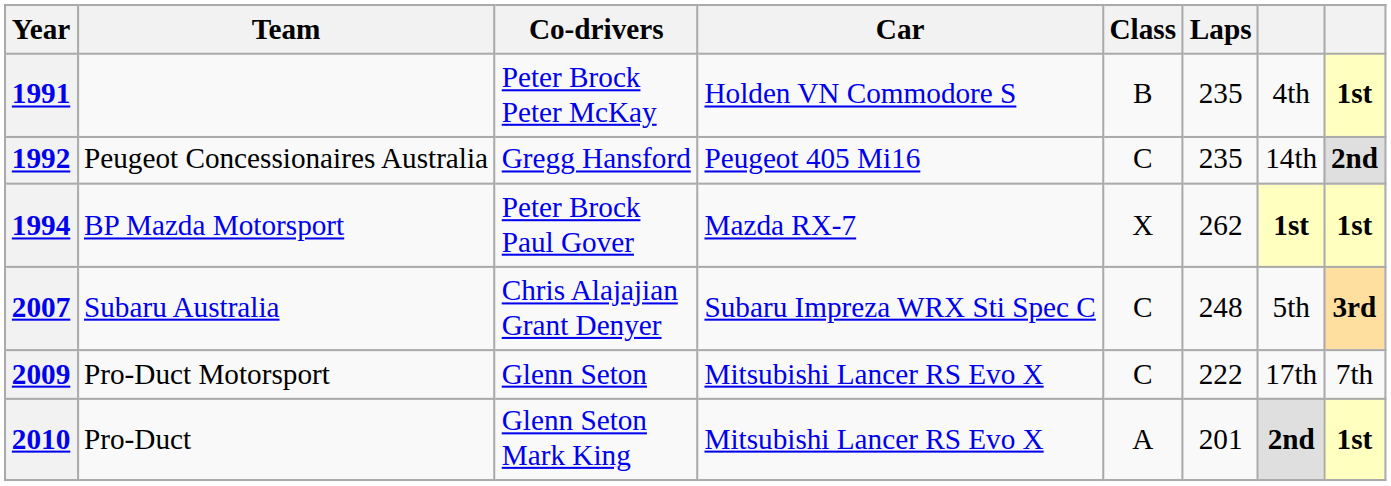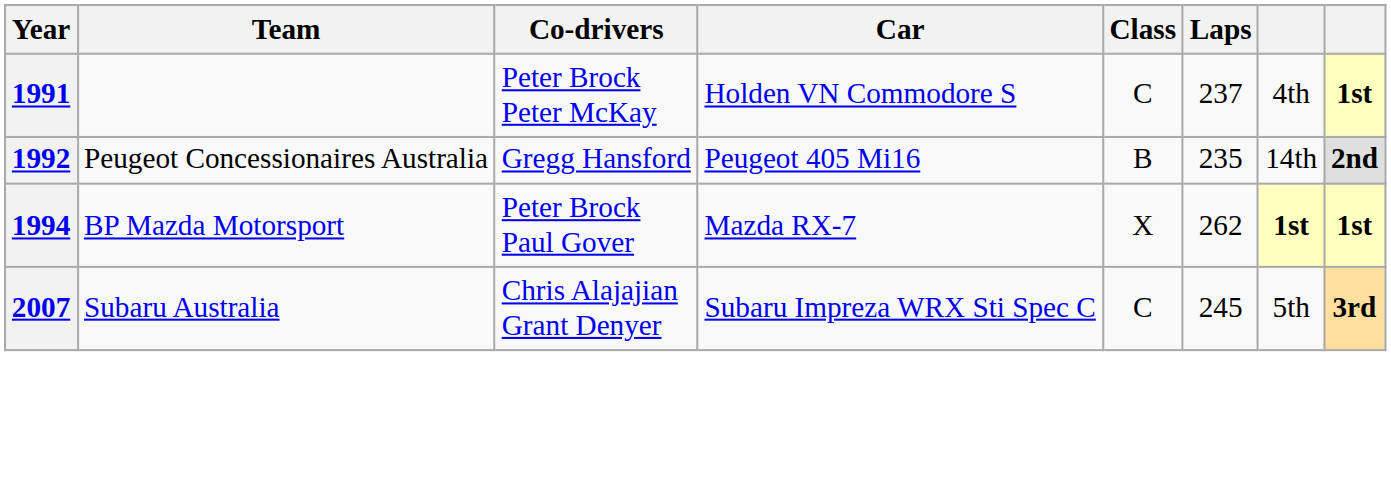(1143, 94) B -> (1143, 94) C
(1221, 94) 235 -> (1221, 94) 237
(1143, 159) C -> (1143, 159) B
(1221, 308) 248 -> (1221, 308) 245
- row: (41, 373)
- row: (41, 439)
